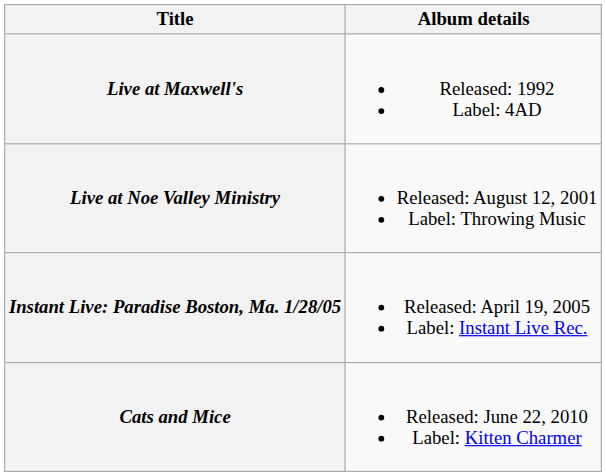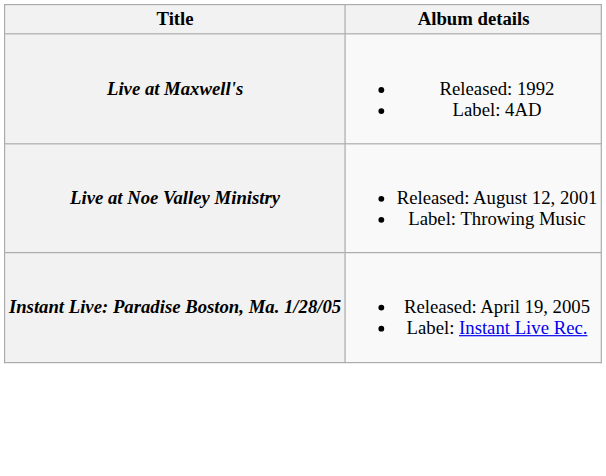- row: (175, 416)
